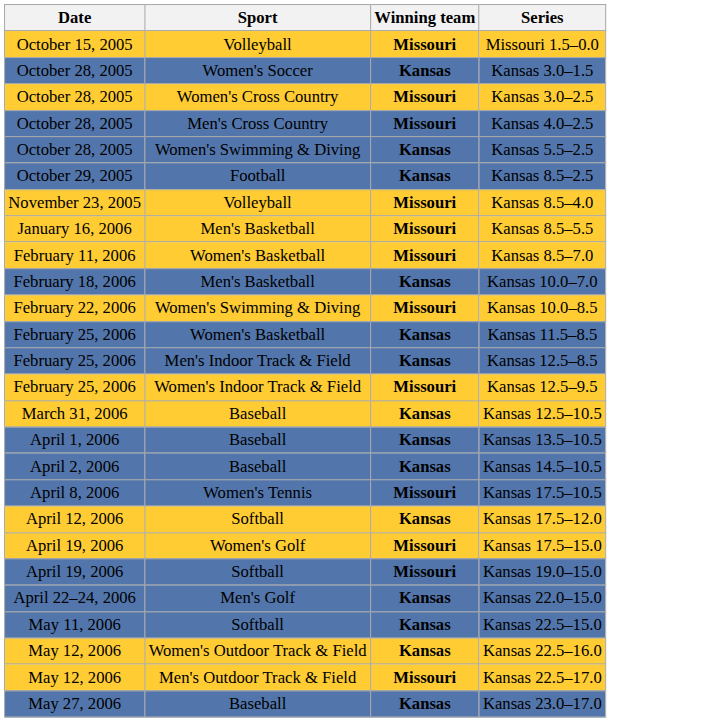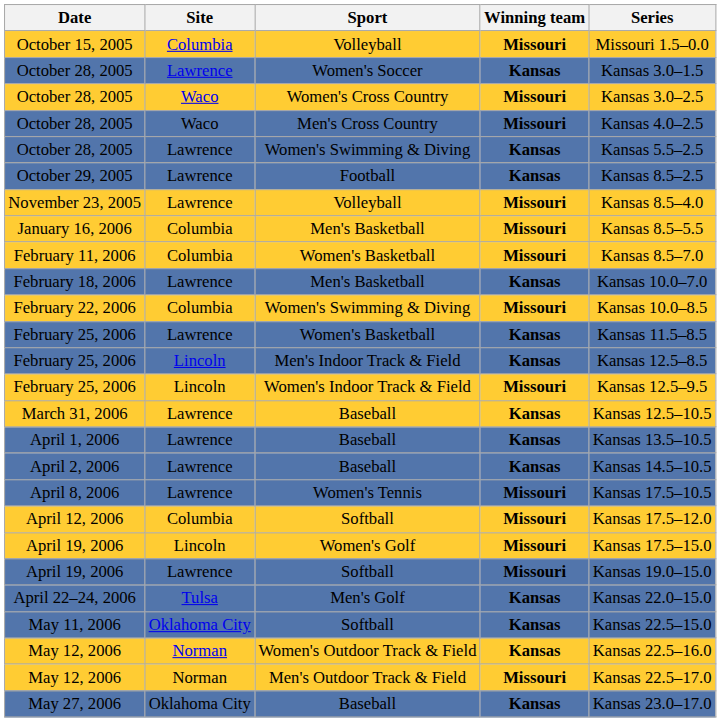+ column: (200, 17)
(425, 519) Kansas -> (535, 519) Missouri
